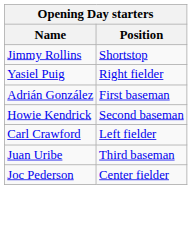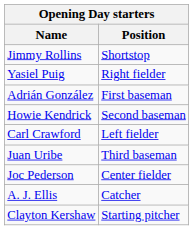+ row: (32, 194)
+ row: (51, 214)
